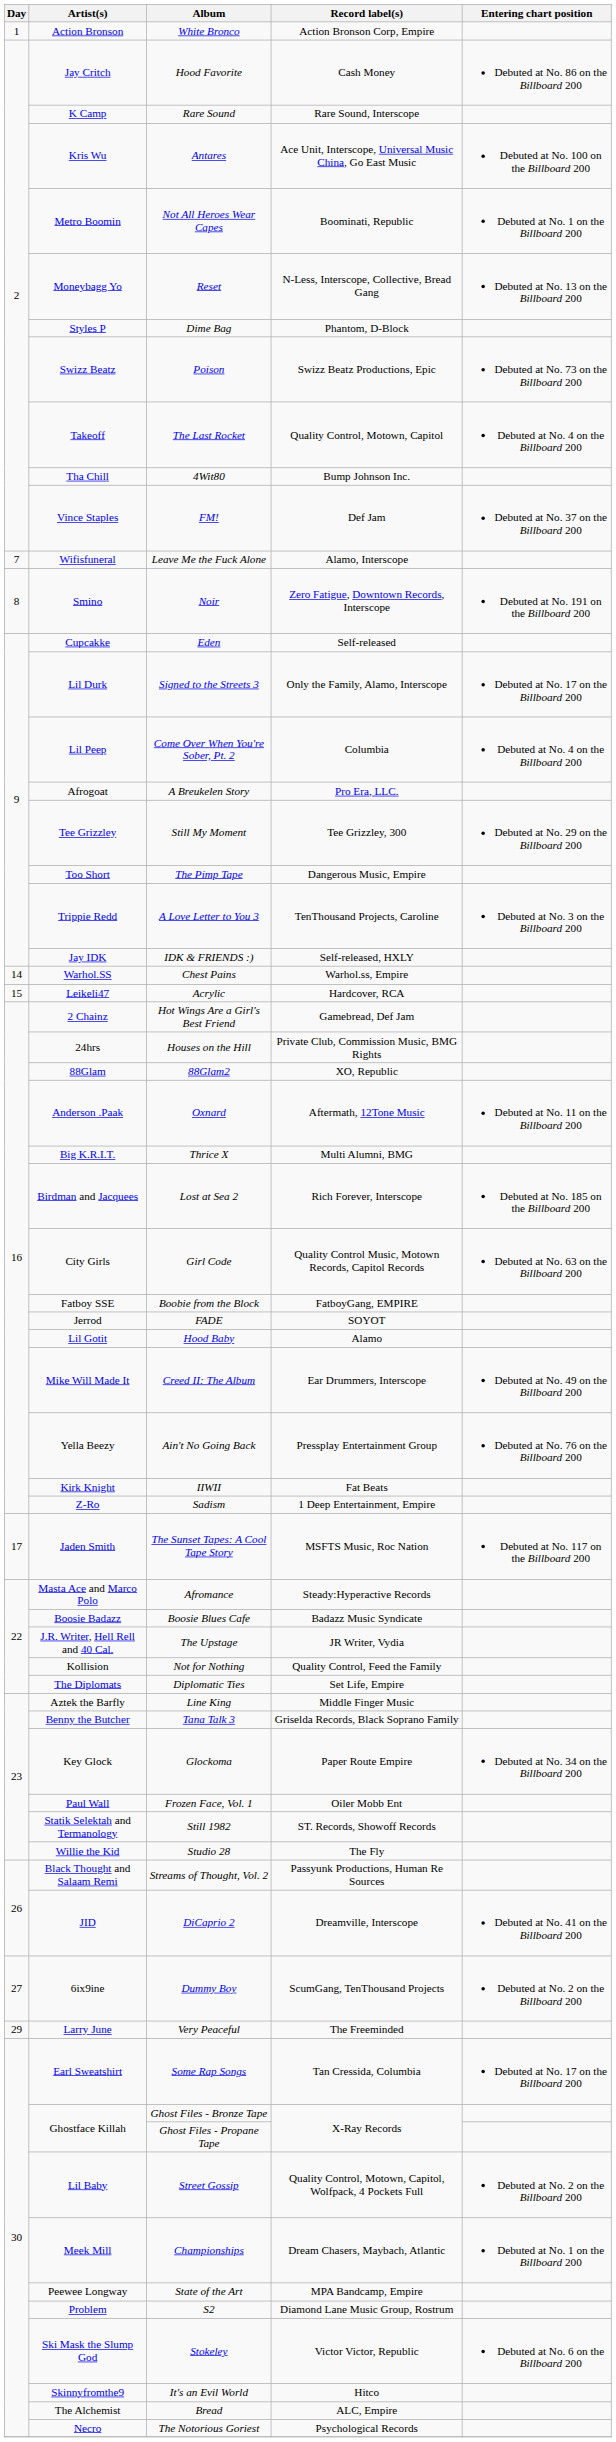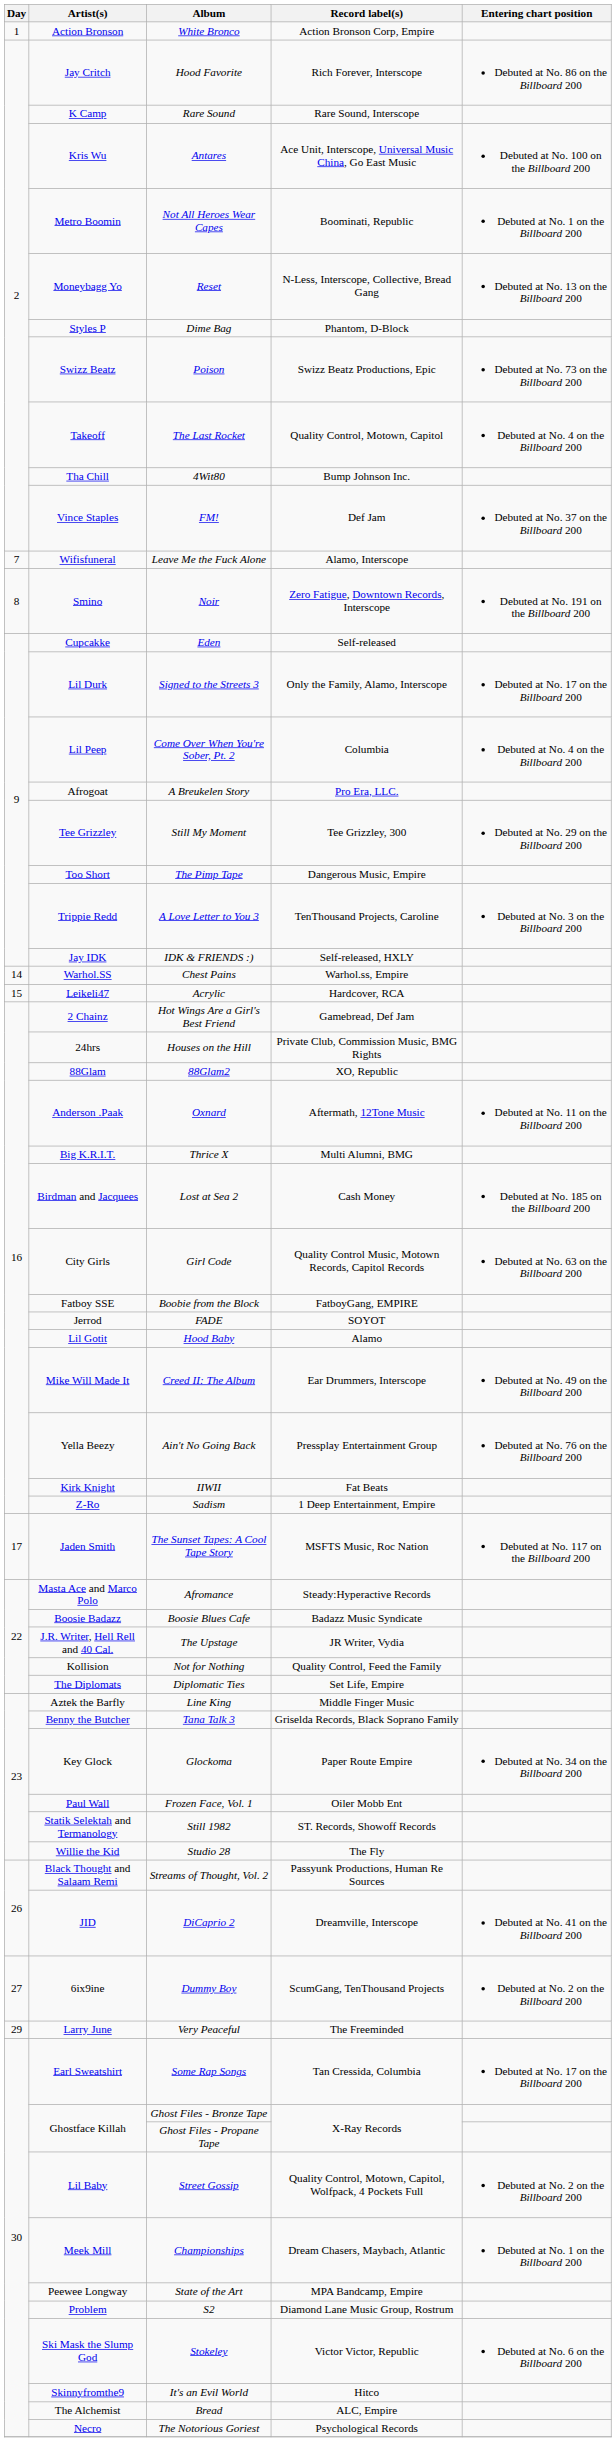(367, 72) Cash Money -> (367, 72) Rich Forever, Interscope
(367, 1196) Rich Forever, Interscope -> (367, 1196) Cash Money
